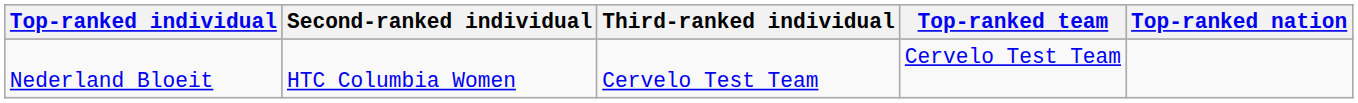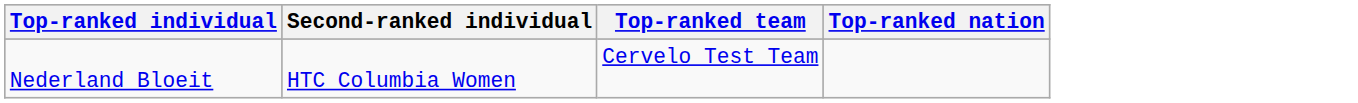- column: (749, 22)
